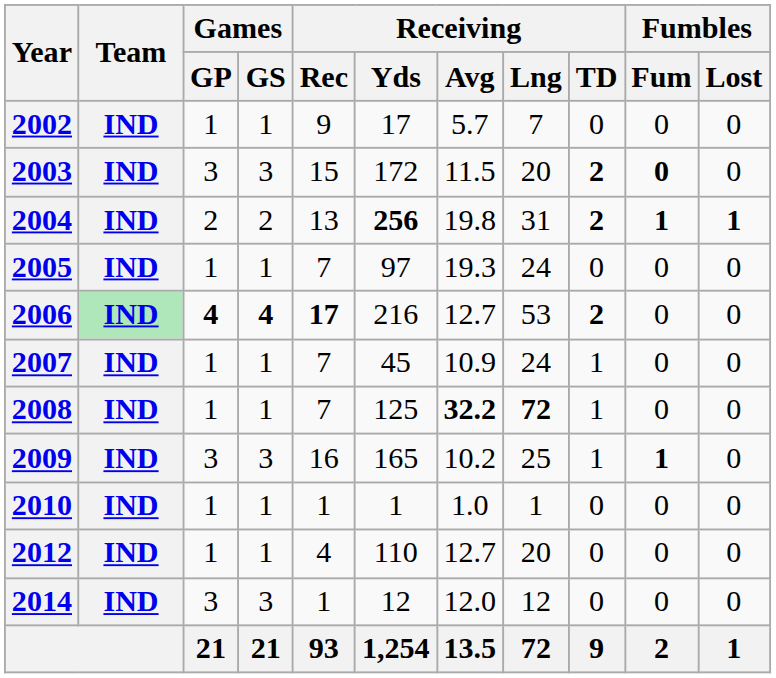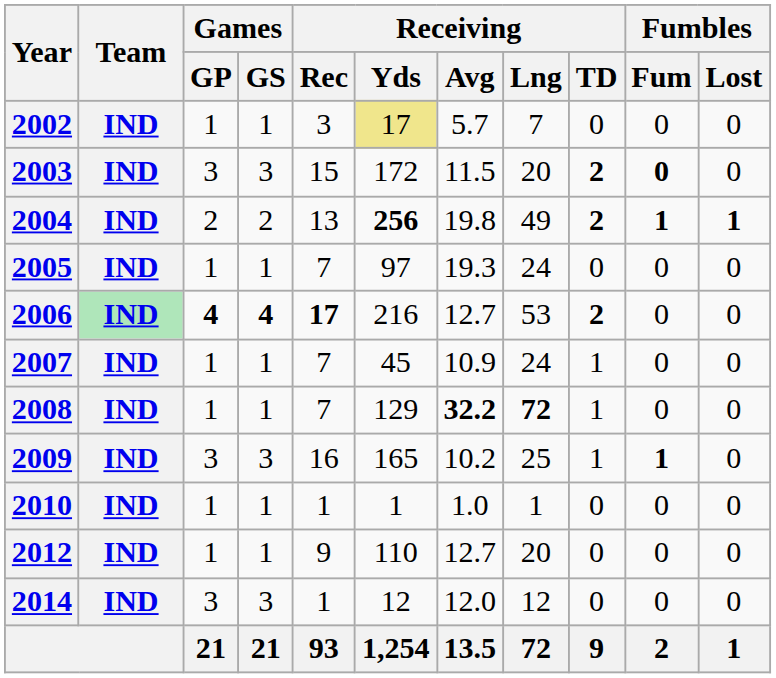(324, 123) 9 -> (324, 123) 3
(396, 123) no background -> (396, 123) khaki background
(536, 219) 31 -> (536, 219) 49
(396, 409) 125 -> (396, 409) 129
(324, 553) 4 -> (324, 553) 9
